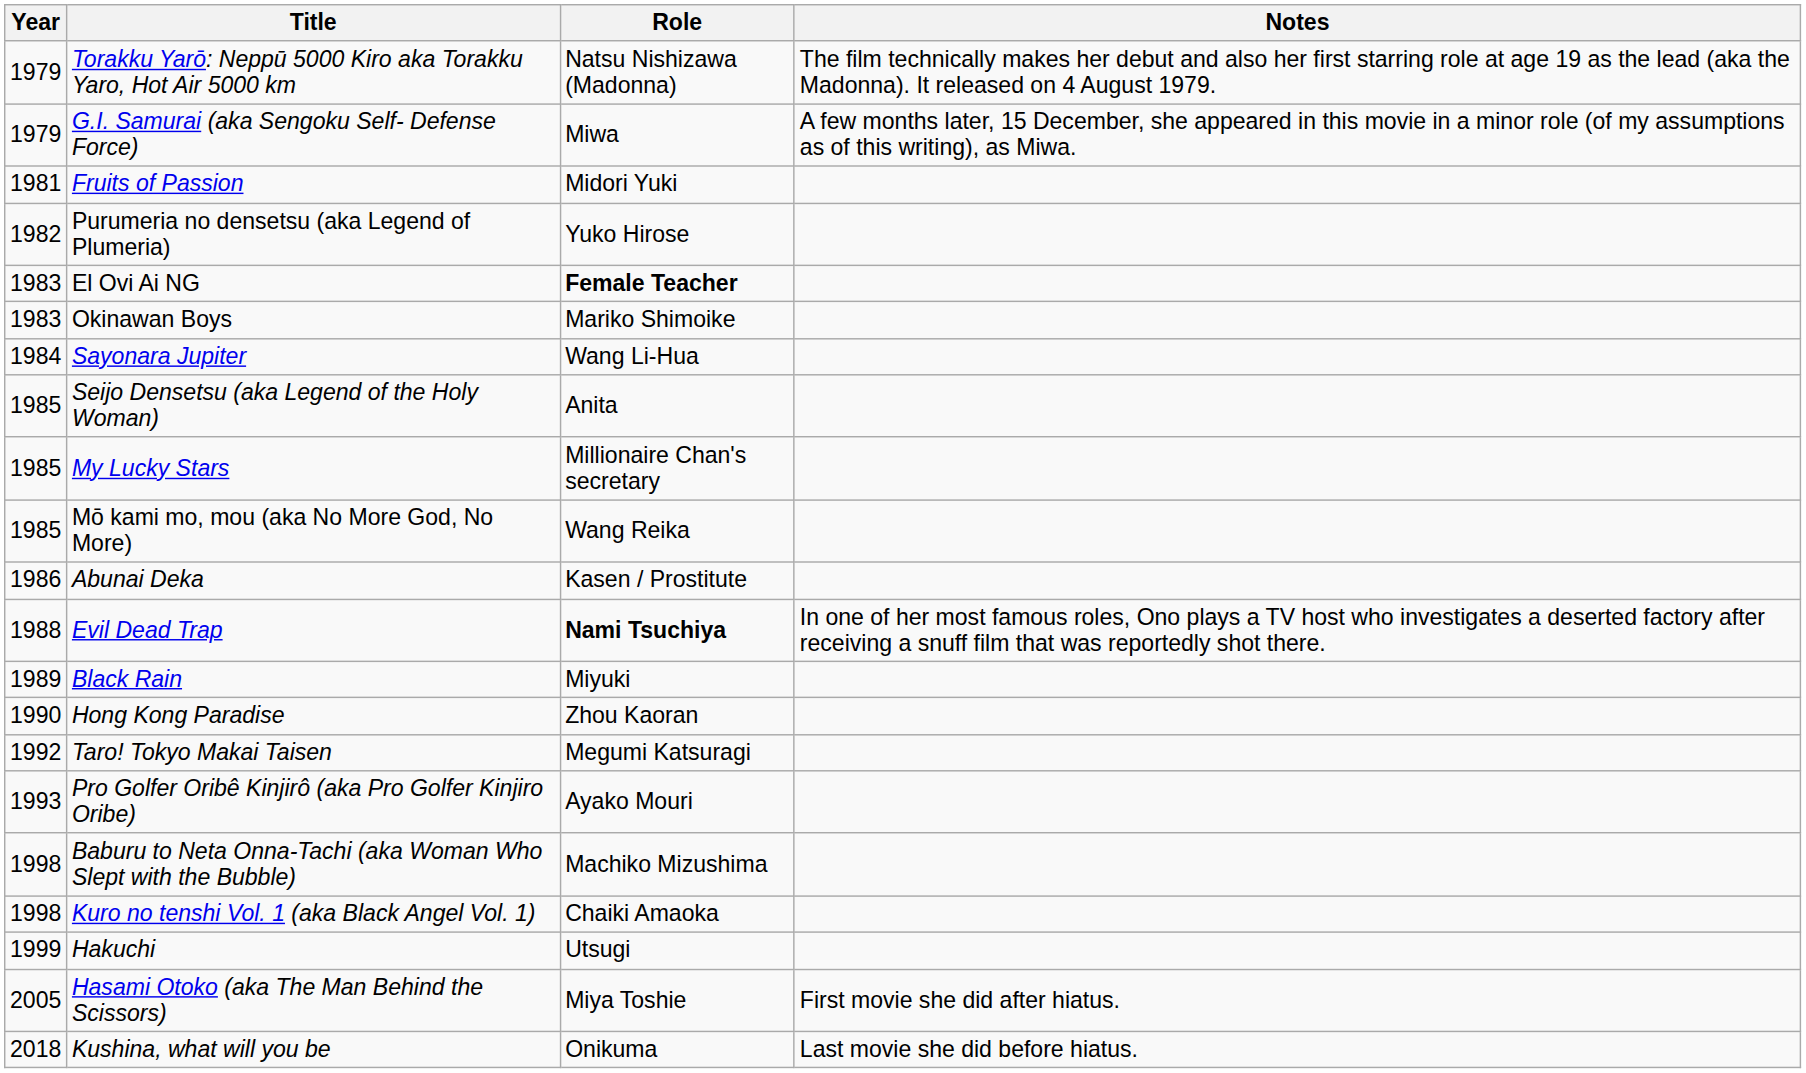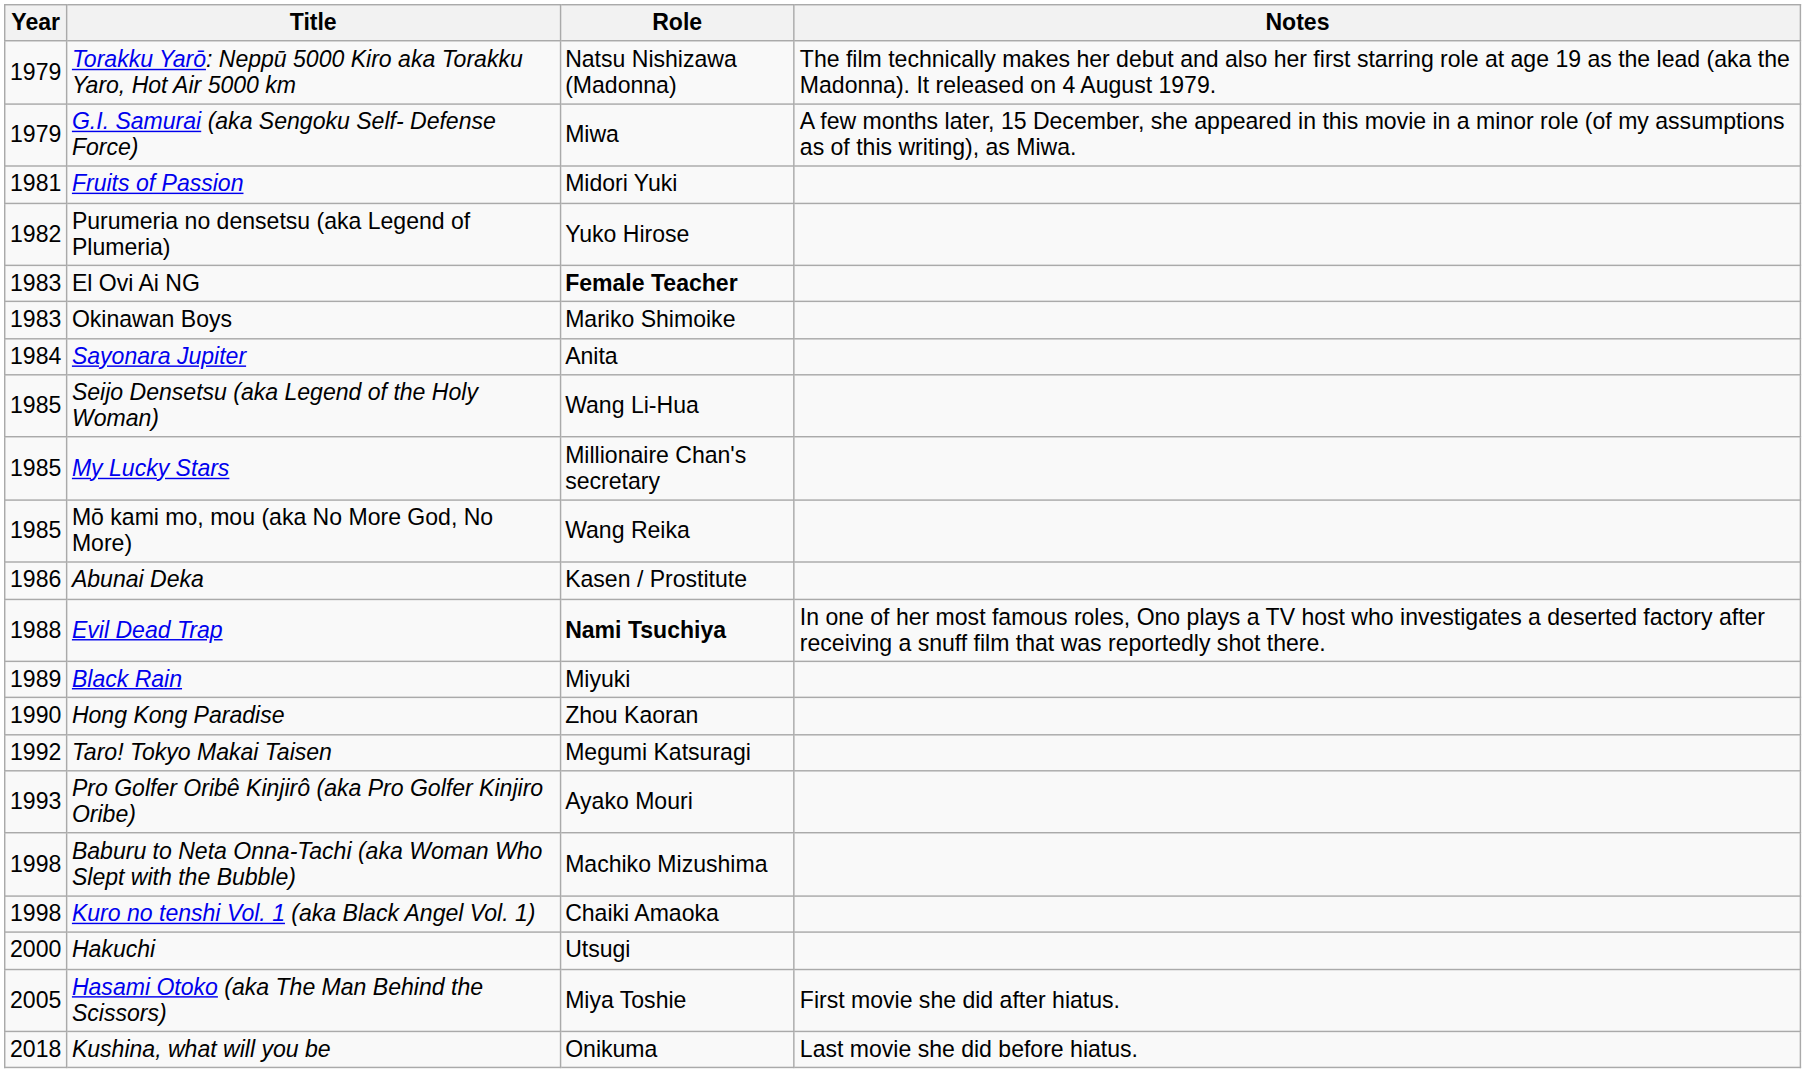(632, 356) Wang Li-Hua -> (591, 356) Anita
(591, 405) Anita -> (632, 405) Wang Li-Hua
(36, 950) 1999 -> (36, 950) 2000
